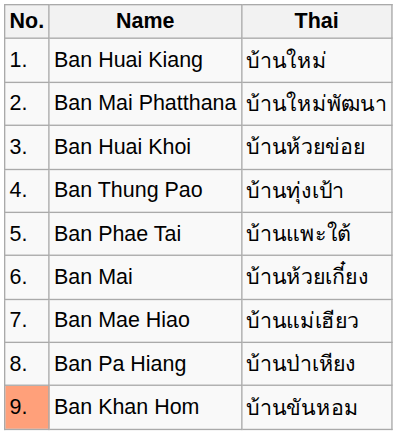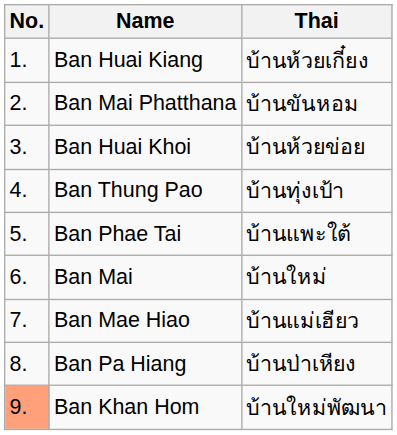(286, 60) บ้านใหม่ -> (307, 60) บ้านห้วยเกี๋ยง
(317, 104) บ้านใหม่พัฒนา -> (303, 104) บ้านขันหอม
(307, 277) บ้านห้วยเกี๋ยง -> (286, 277) บ้านใหม่
(303, 407) บ้านขันหอม -> (317, 407) บ้านใหม่พัฒนา
